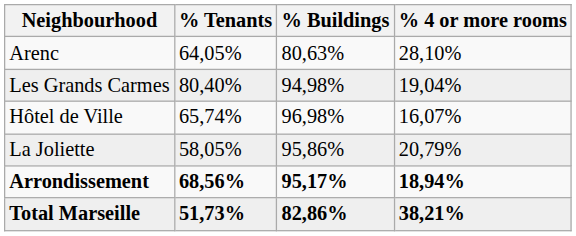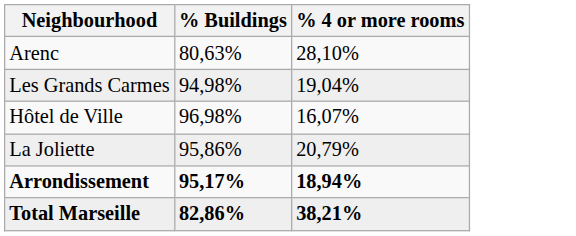- column: (226, 20)
